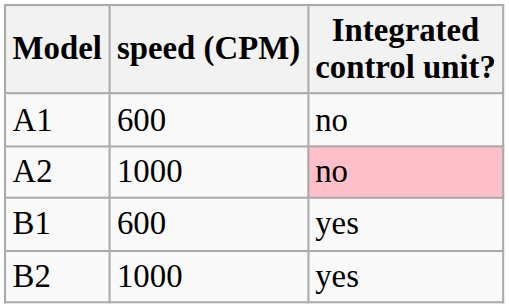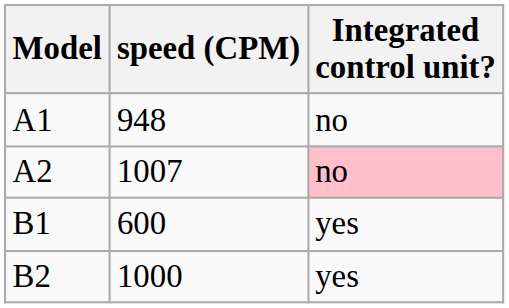(142, 119) 600 -> (142, 119) 948
(150, 171) 1000 -> (150, 171) 1007
